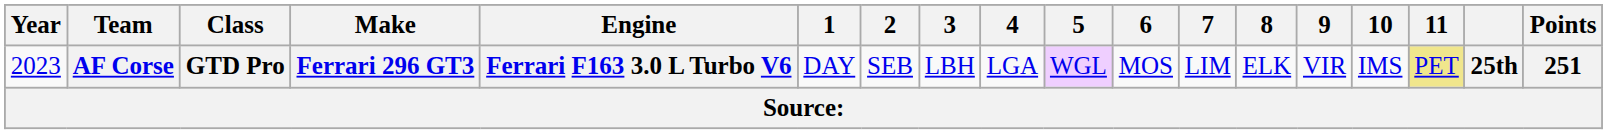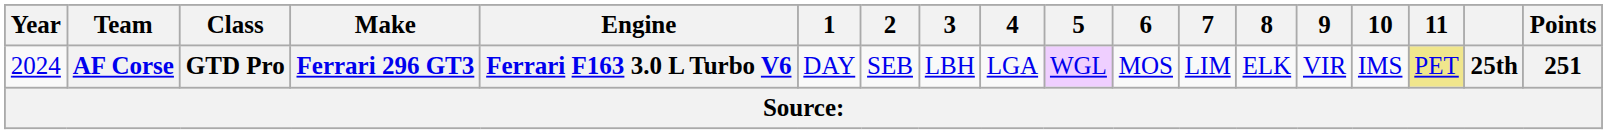(36, 66) 2023 -> (36, 66) 2024
